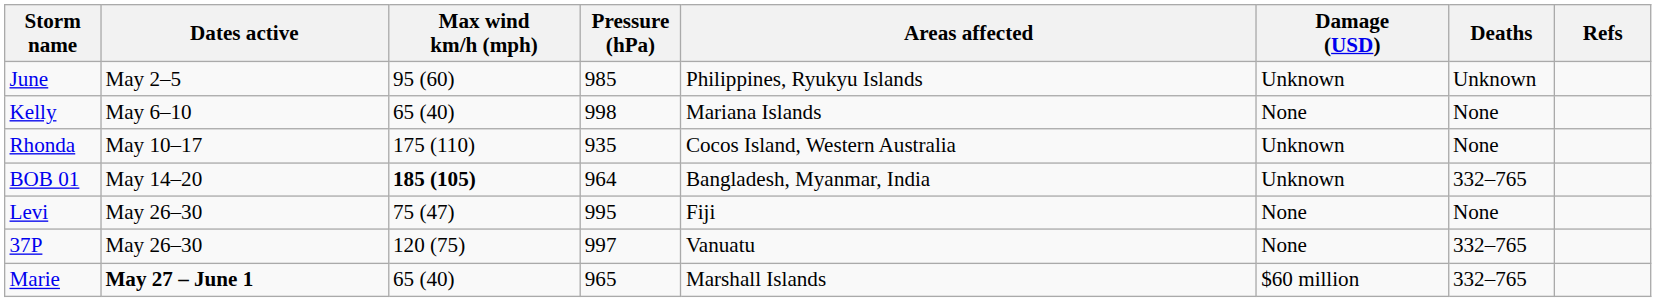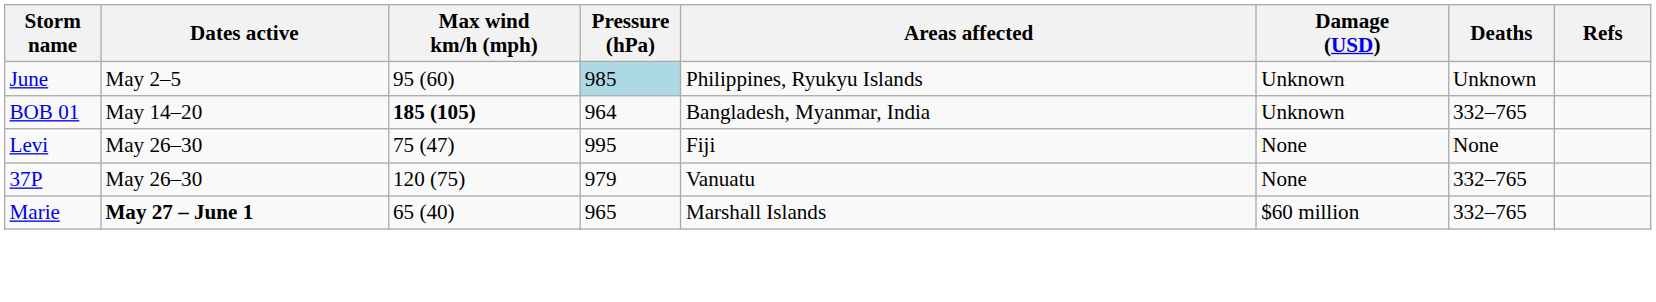(601, 78) no background -> (601, 78) lightblue background
- row: (33, 111)
- row: (42, 145)
(601, 245) 997 -> (601, 178) 979
